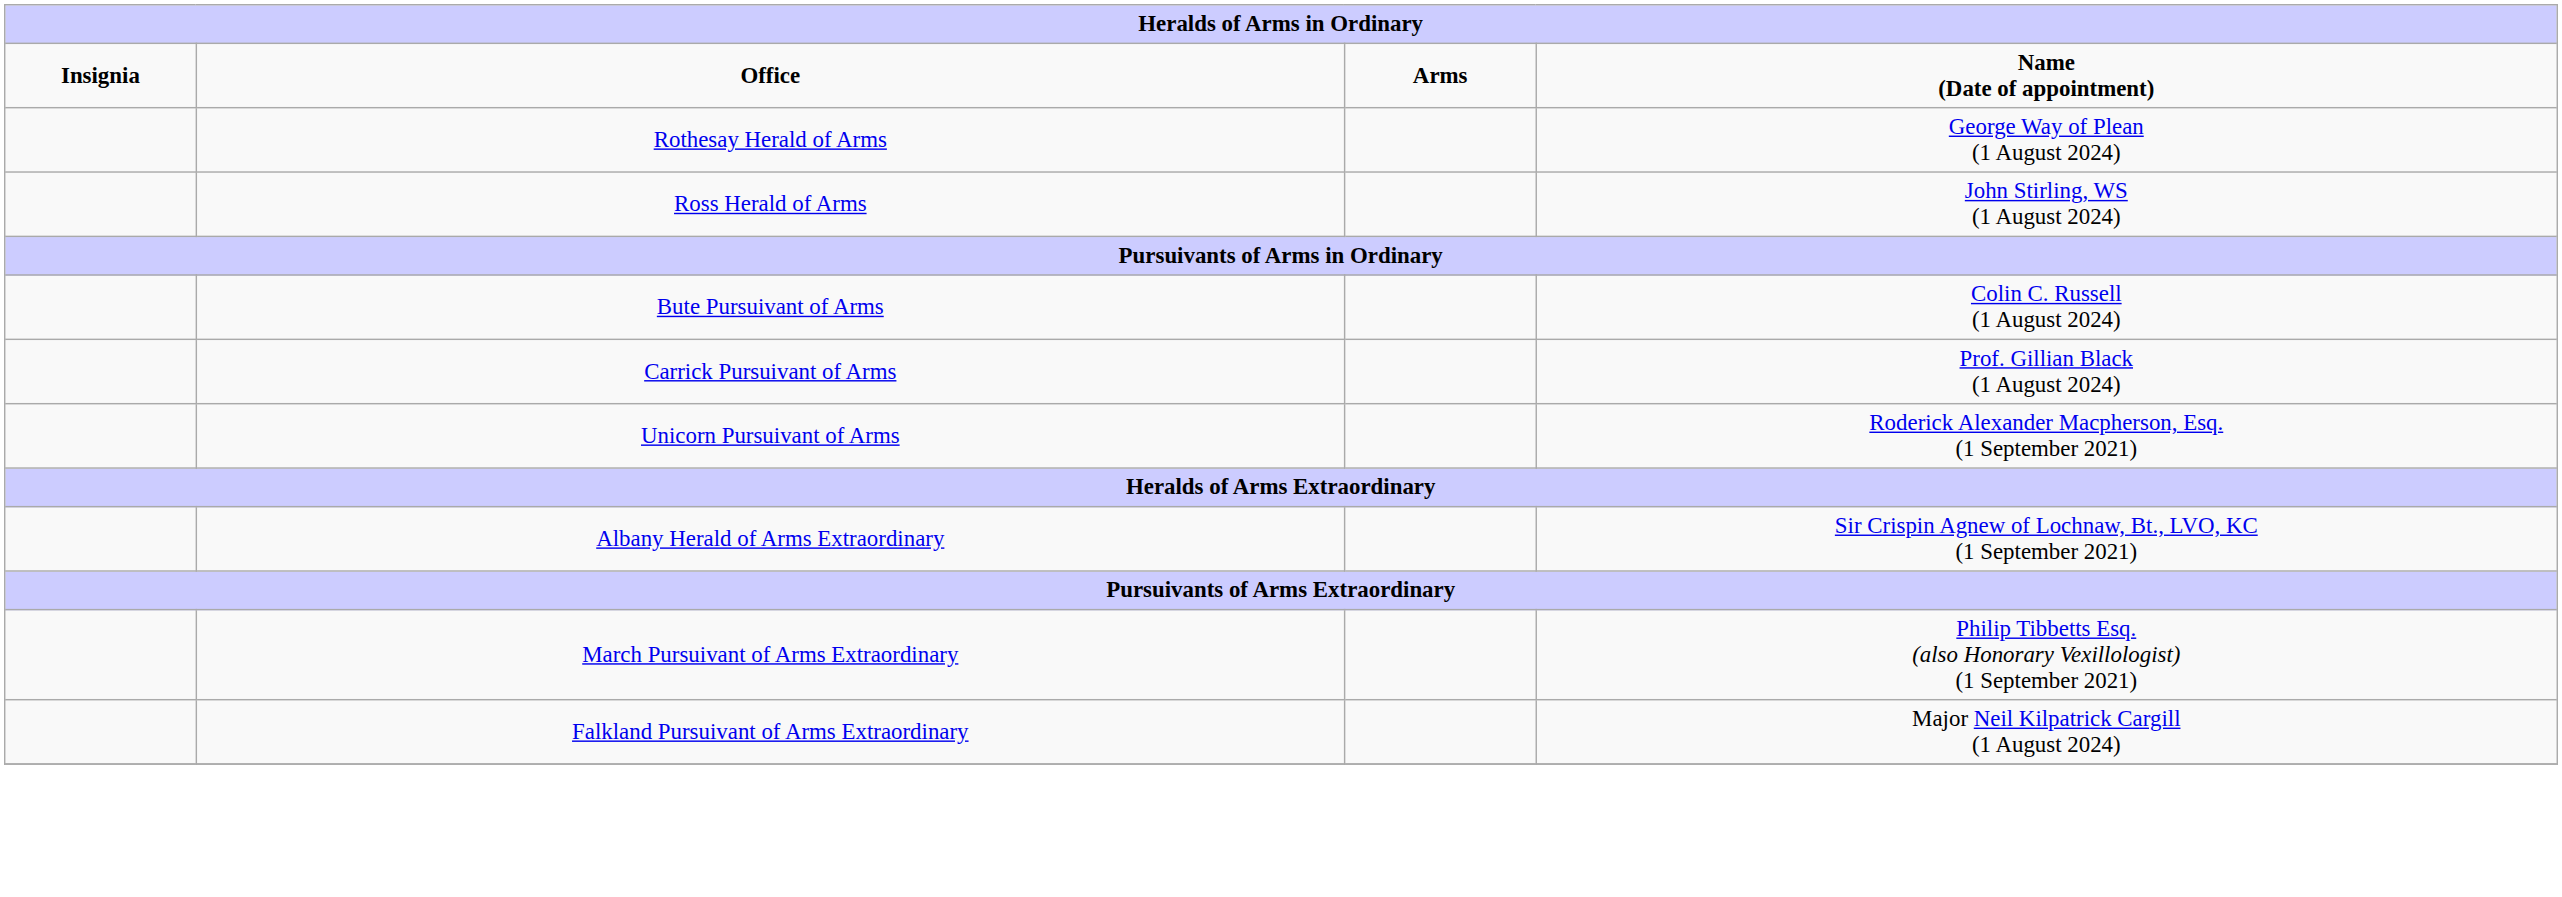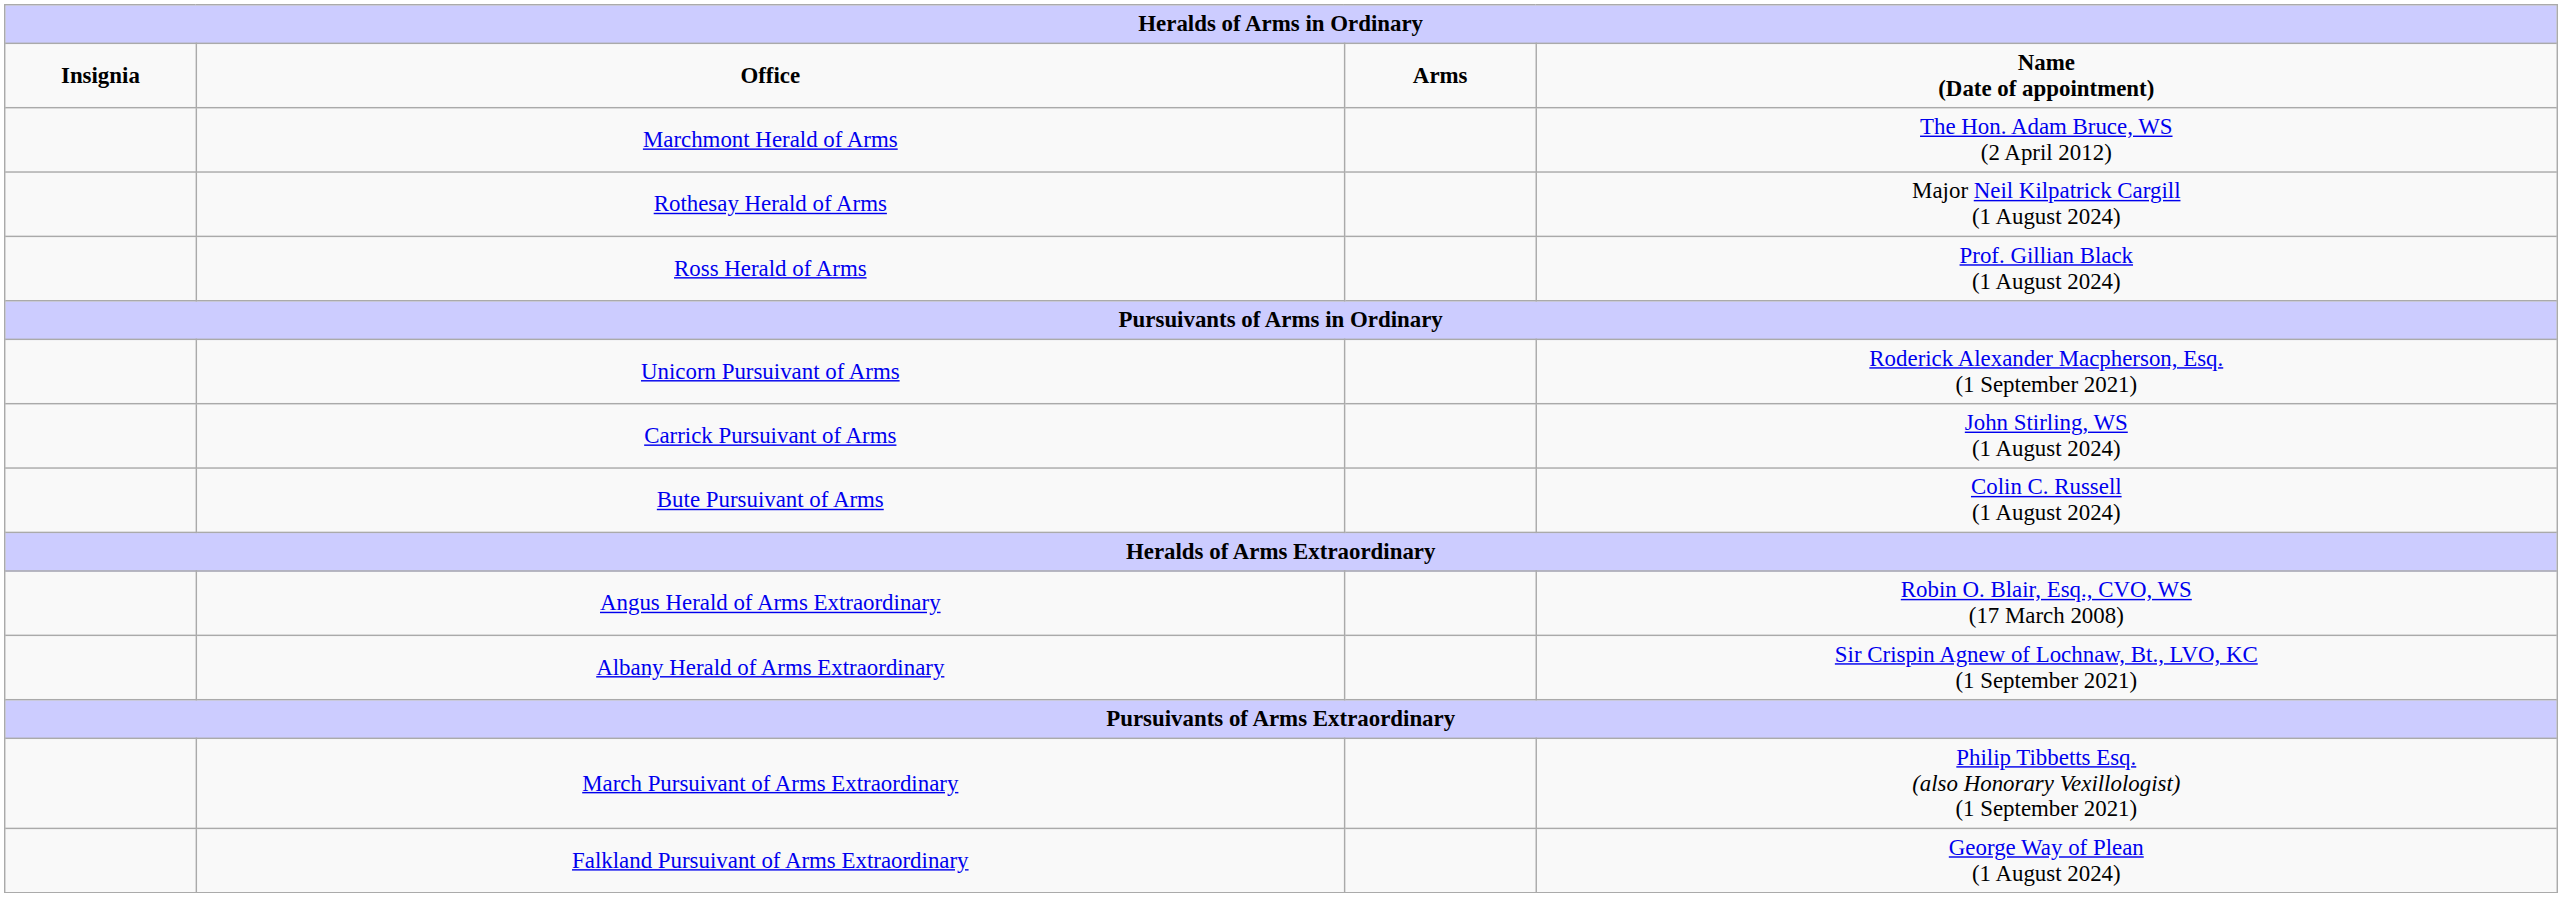+ row: (770, 139)
(2046, 139) George Way of Plean (1 August 2024) -> (2046, 203) Major Neil Kilpatrick Cargill (1 August 2024)
(2046, 203) John Stirling, WS (1 August 2024) -> (2046, 268) Prof. Gillian Black (1 August 2024)
rows swapped: (770, 435) <-> (770, 306)
(2046, 371) Prof. Gillian Black (1 August 2024) -> (2046, 435) John Stirling, WS (1 August 2024)
+ row: (770, 602)
(2046, 731) Major Neil Kilpatrick Cargill (1 August 2024) -> (2046, 860) George Way of Plean (1 August 2024)
